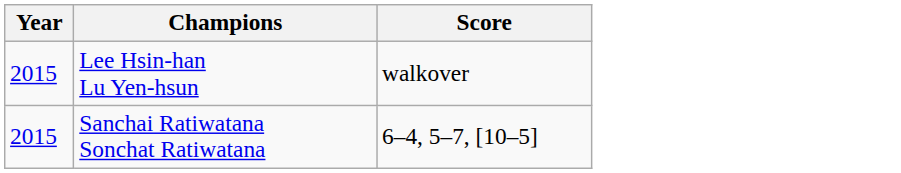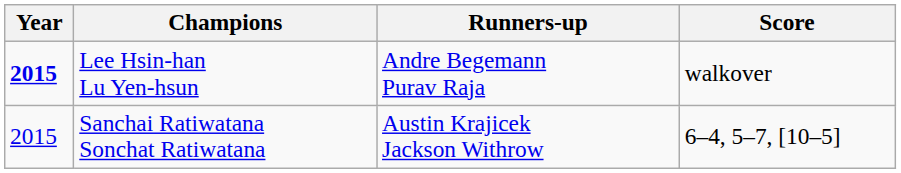+ column: (528, 23)
(33, 73) normal -> (33, 73) bold
